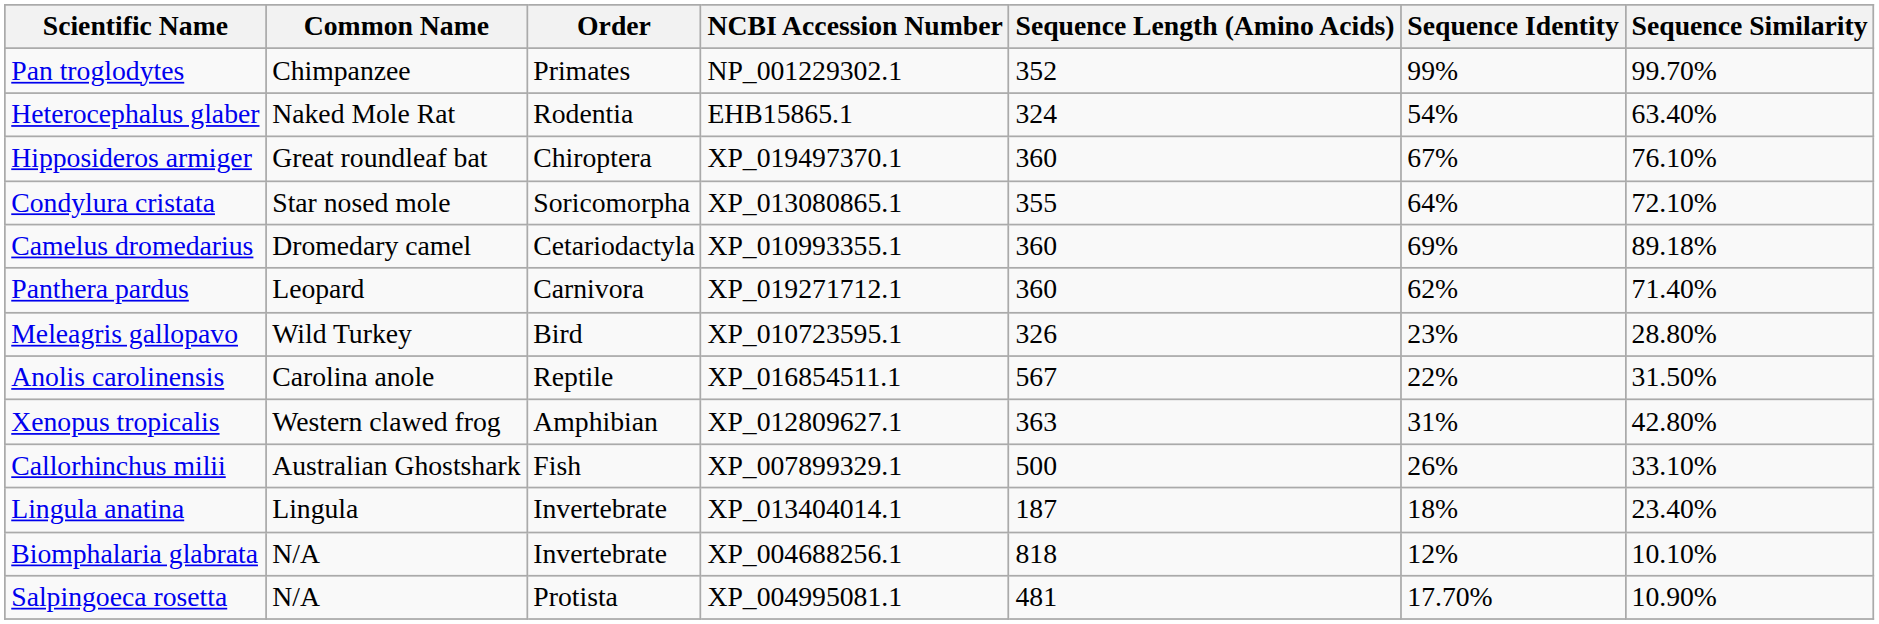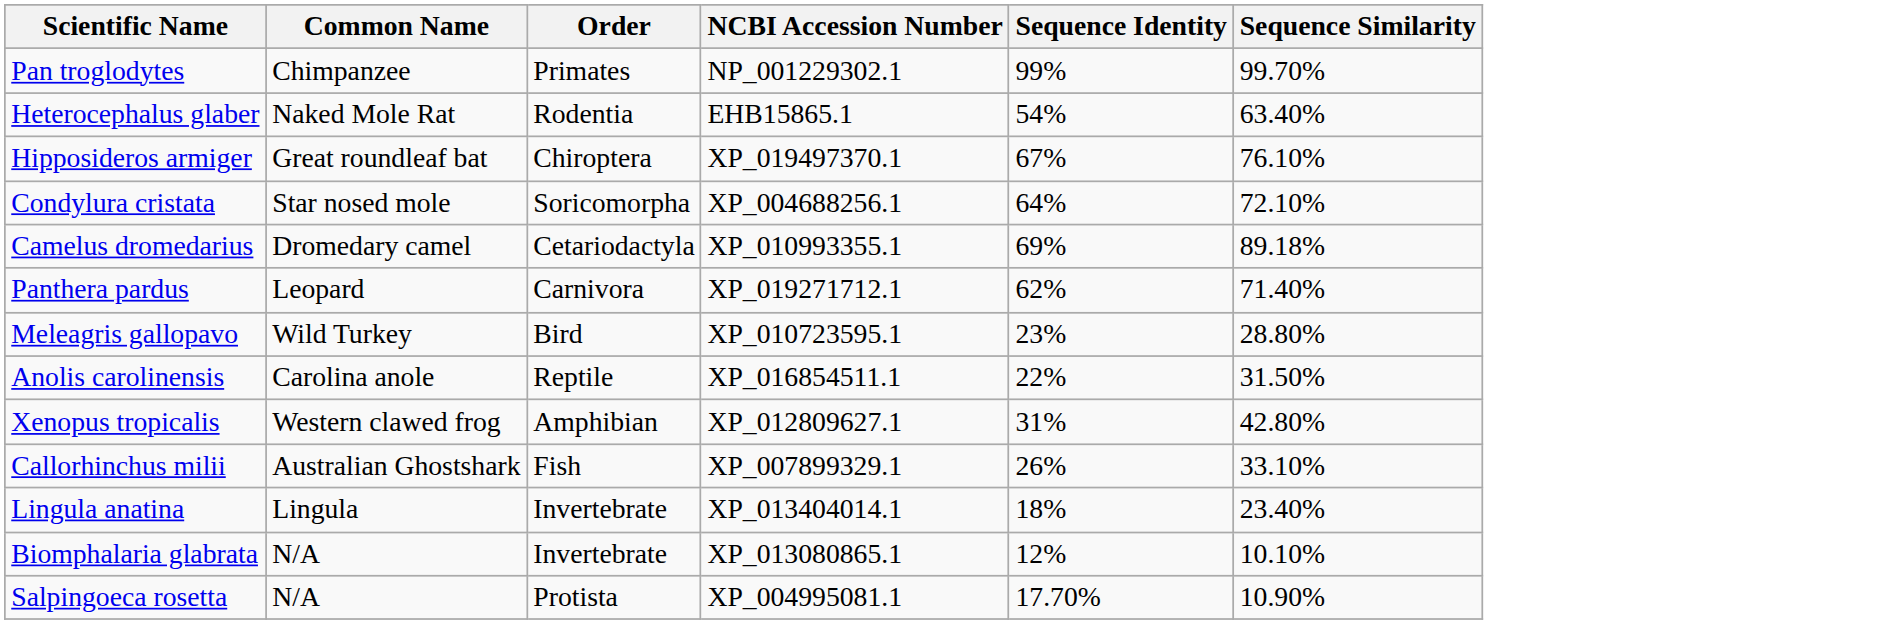- column: (1205, 26)
(805, 202) XP_013080865.1 -> (805, 202) XP_004688256.1
(805, 553) XP_004688256.1 -> (805, 553) XP_013080865.1
